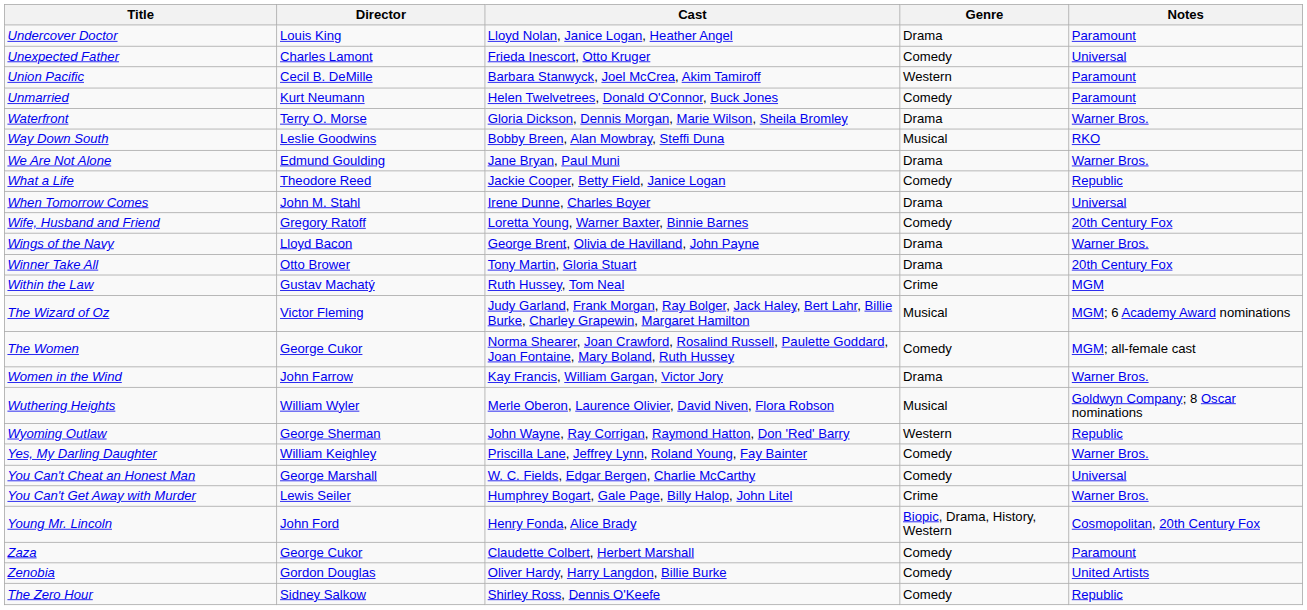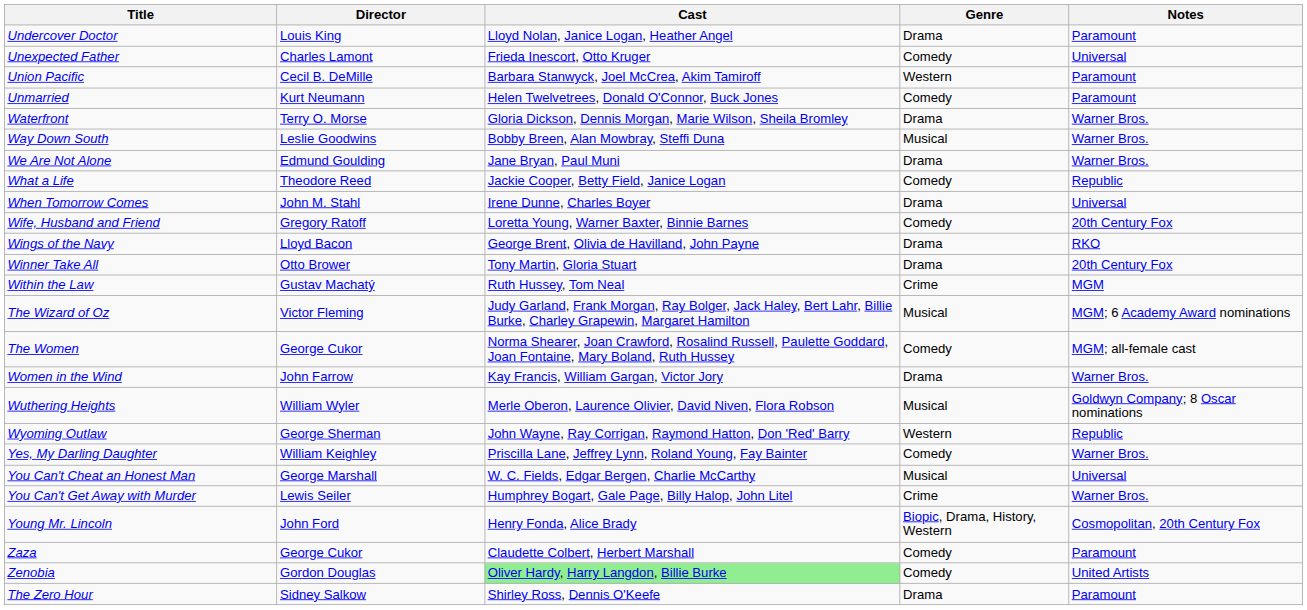(1086, 139) RKO -> (1110, 139) Warner Bros.
(1110, 243) Warner Bros. -> (1086, 243) RKO
(927, 475) Comedy -> (925, 475) Musical
(607, 573) no background -> (607, 573) lightgreen background
(927, 594) Comedy -> (923, 594) Drama
(1097, 594) Republic -> (1104, 594) Paramount
